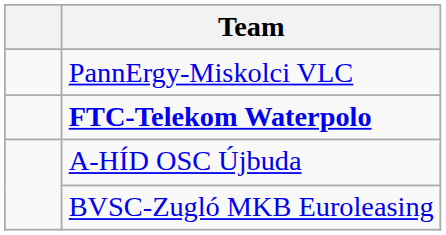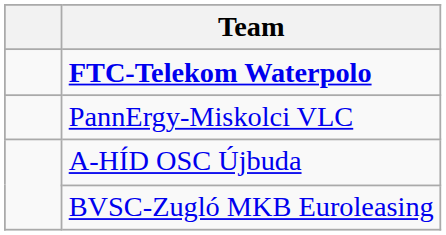rows swapped: (220, 116) <-> (211, 71)
